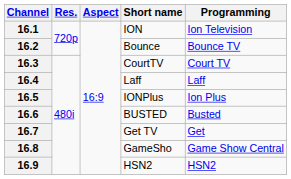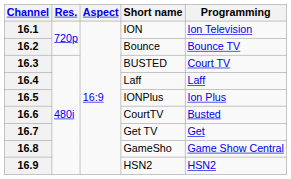(143, 64) CourtTV -> (145, 64) BUSTED
(145, 115) BUSTED -> (143, 115) CourtTV
